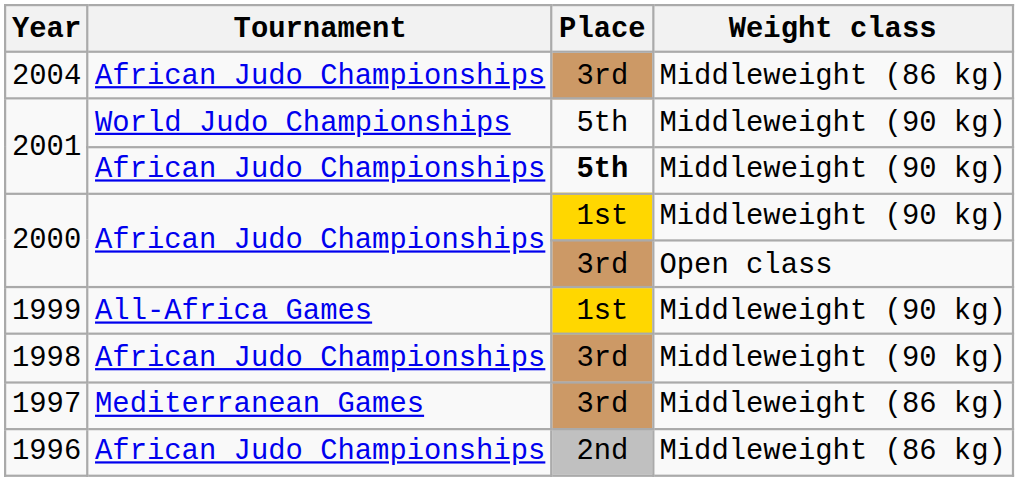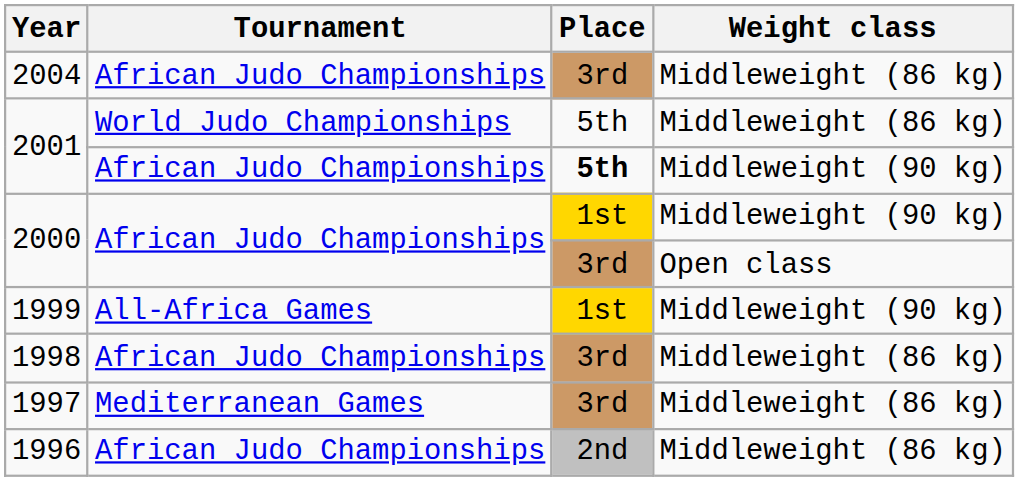(833, 123) Middleweight (90 kg) -> (833, 123) Middleweight (86 kg)
(833, 358) Middleweight (90 kg) -> (833, 358) Middleweight (86 kg)
